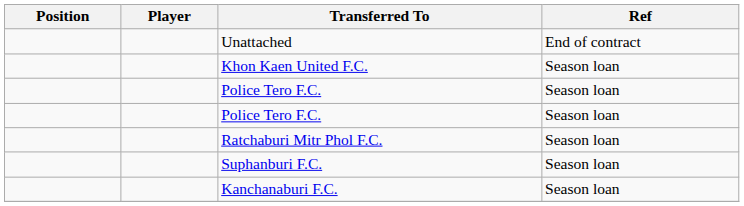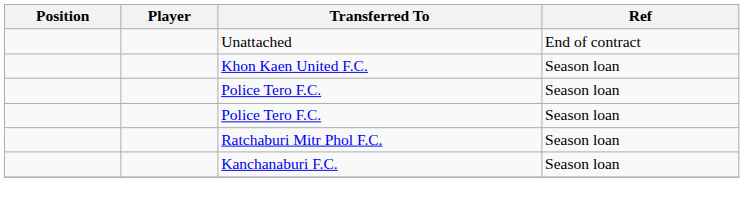- row: (272, 164)
